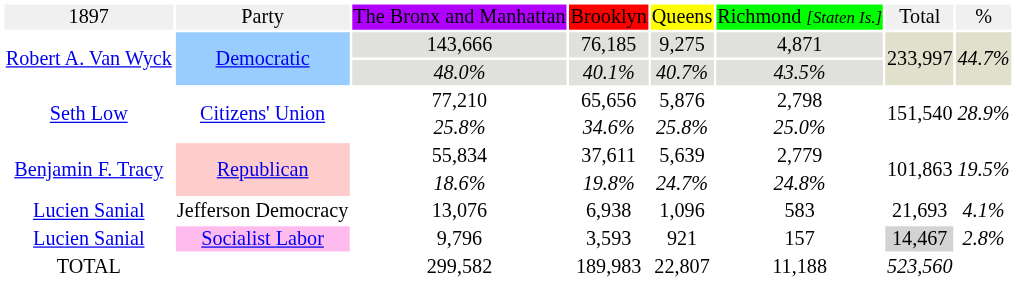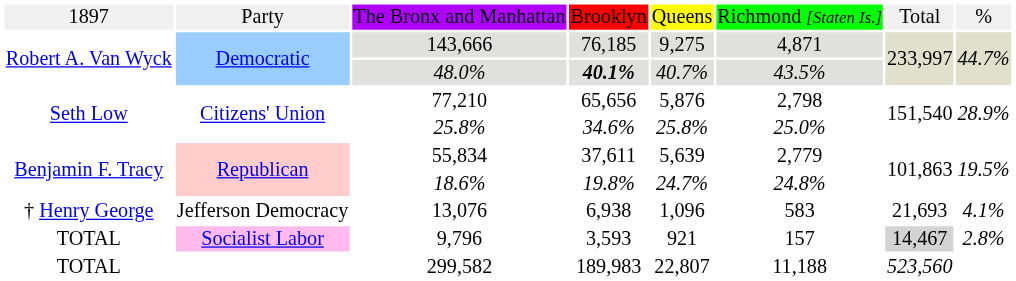(609, 72) normal -> (609, 72) bold
(89, 211) Lucien Sanial -> (89, 211) † Henry George
(89, 238) Lucien Sanial -> (89, 238) TOTAL
